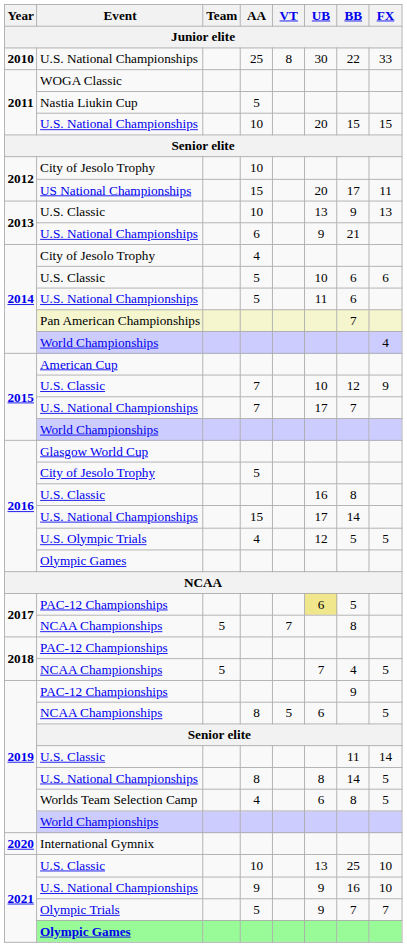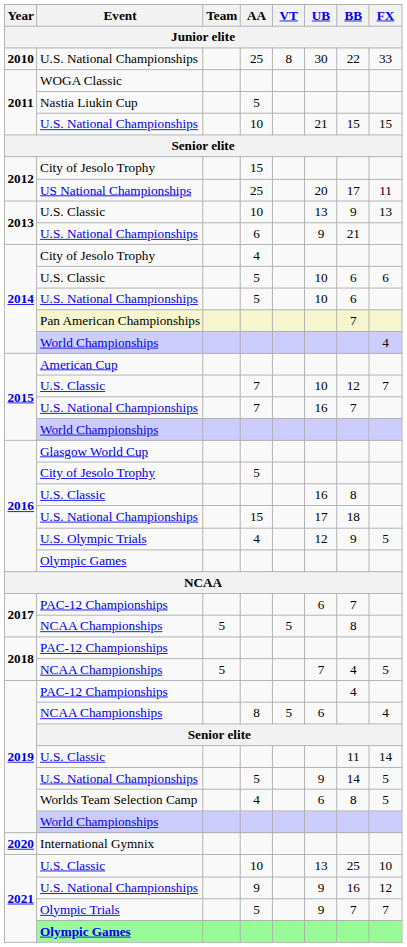(321, 124) 20 -> (321, 124) 21
(257, 168) 10 -> (257, 168) 15
(257, 190) 15 -> (257, 190) 25
(321, 299) 11 -> (321, 299) 10
(385, 386) 9 -> (385, 386) 7
(321, 408) 17 -> (321, 408) 16
(353, 517) 14 -> (353, 517) 18
(353, 538) 5 -> (353, 538) 9
(321, 604) khaki background -> (321, 604) no background
(353, 604) 5 -> (353, 604) 7
(289, 626) 7 -> (289, 626) 5
(353, 691) 9 -> (353, 691) 4
(385, 713) 5 -> (385, 713) 4
(257, 778) 8 -> (257, 778) 5
(321, 778) 8 -> (321, 778) 9
(385, 887) 10 -> (385, 887) 12
